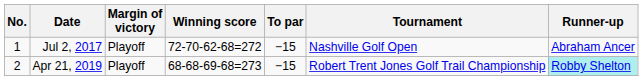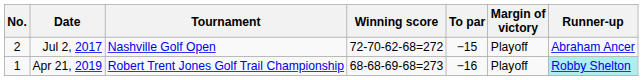columns swapped: (427, 21) <-> (135, 21)
(17, 47) 1 -> (17, 47) 2
(17, 66) 2 -> (17, 66) 1
(285, 66) −15 -> (467, 66) −16
